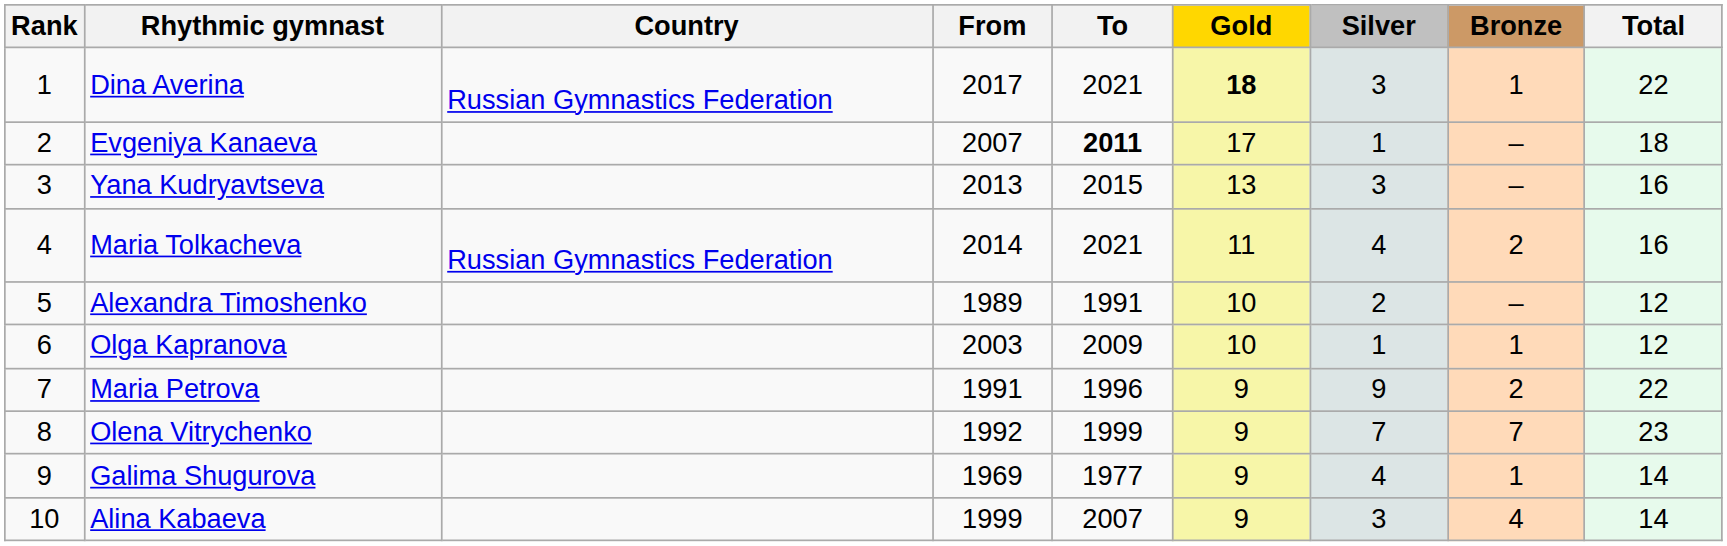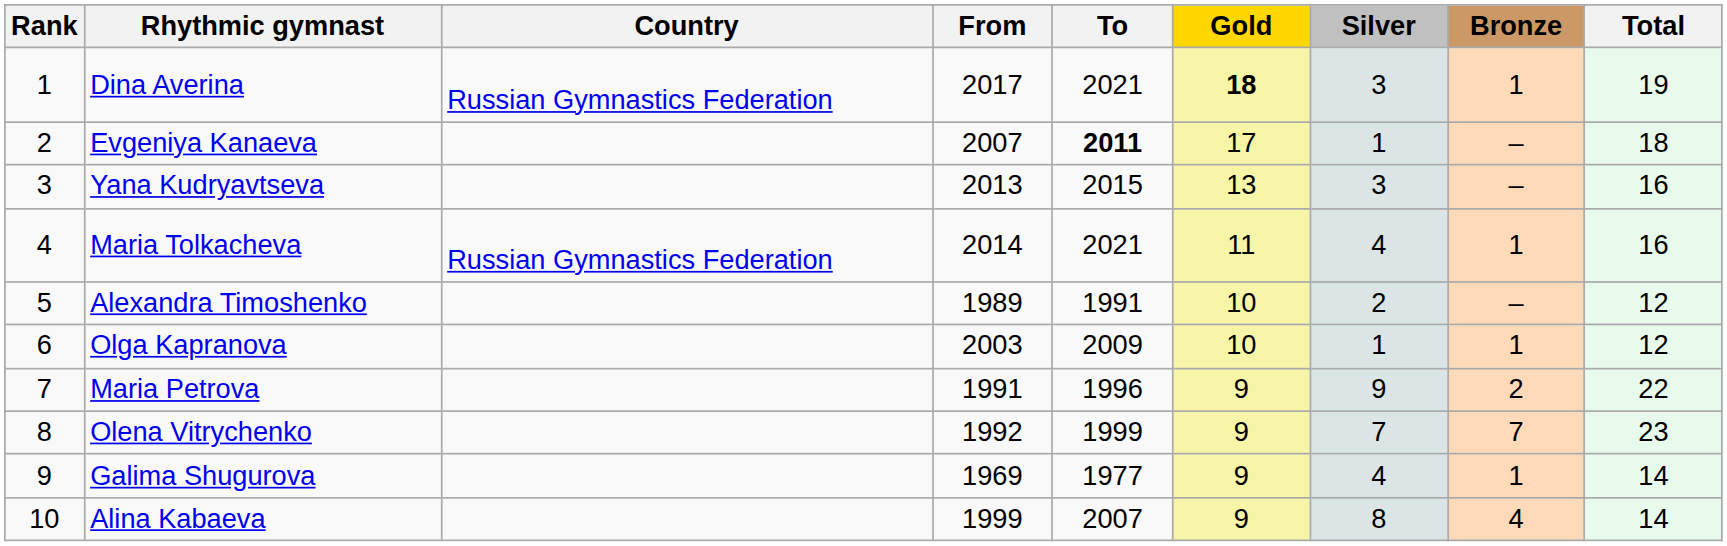(1653, 84) 22 -> (1653, 84) 19
(1516, 244) 2 -> (1516, 244) 1
(1379, 518) 3 -> (1379, 518) 8
